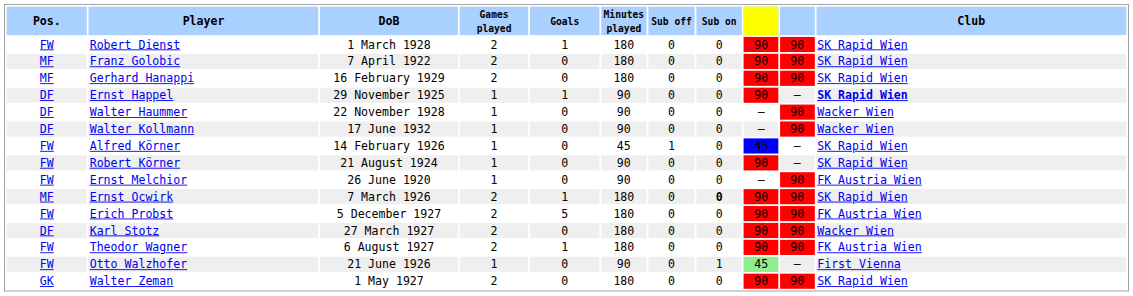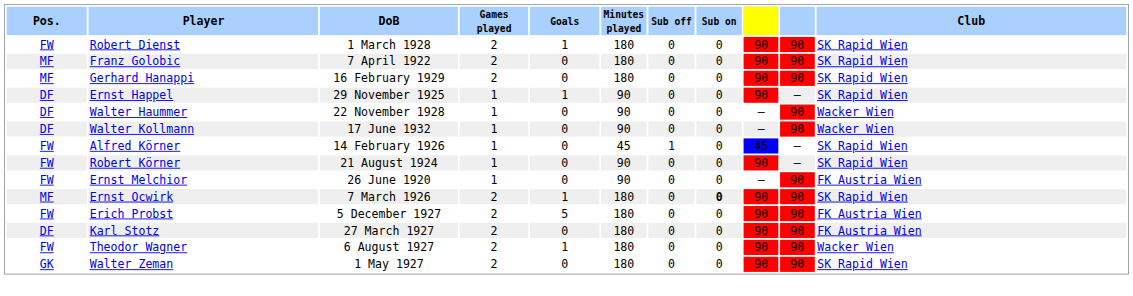(863, 95) bold -> (863, 95) normal
(856, 231) Wacker Wien -> (869, 231) FK Austria Wien
(869, 247) FK Austria Wien -> (856, 247) Wacker Wien
- row: (138, 264)
